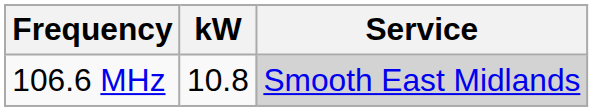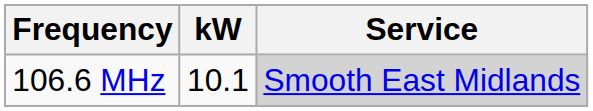(218, 79) 10.8 -> (218, 79) 10.1
